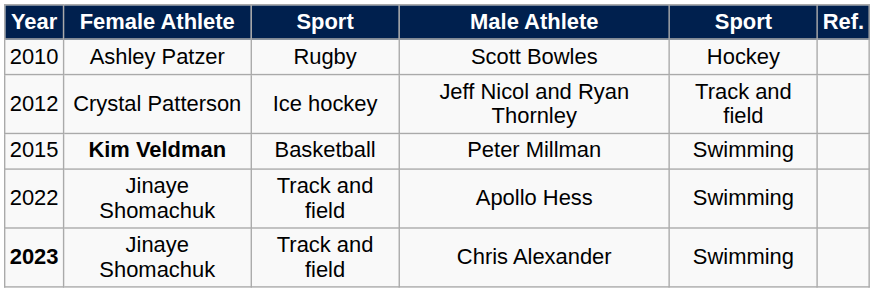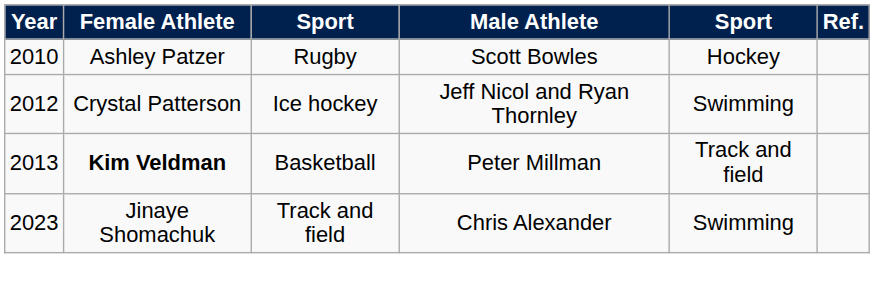(743, 103) Track and field -> (743, 103) Swimming
(34, 150) 2015 -> (34, 163) 2013
(743, 150) Swimming -> (743, 163) Track and field
- row: (534, 197)
(34, 257) bold -> (34, 222) normal
